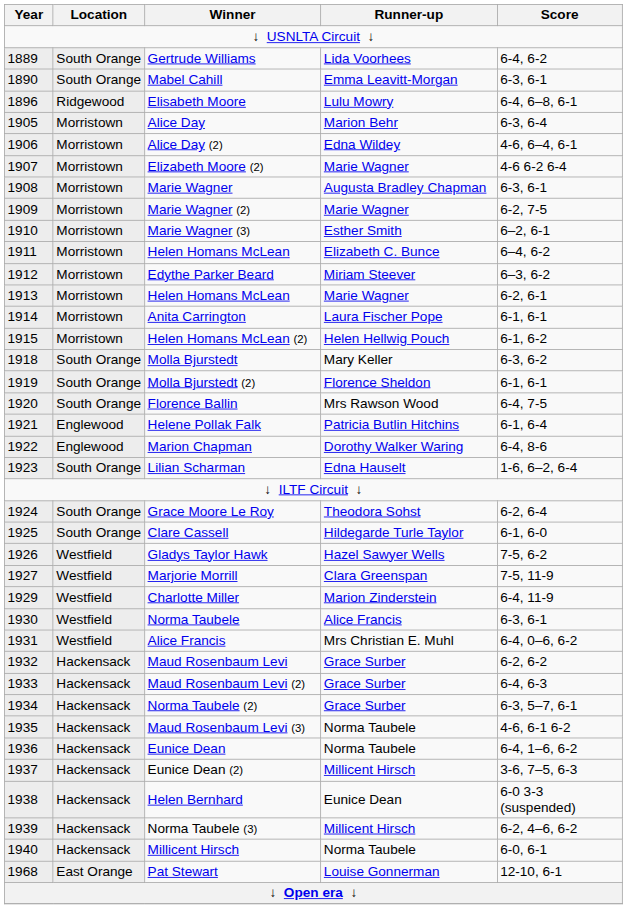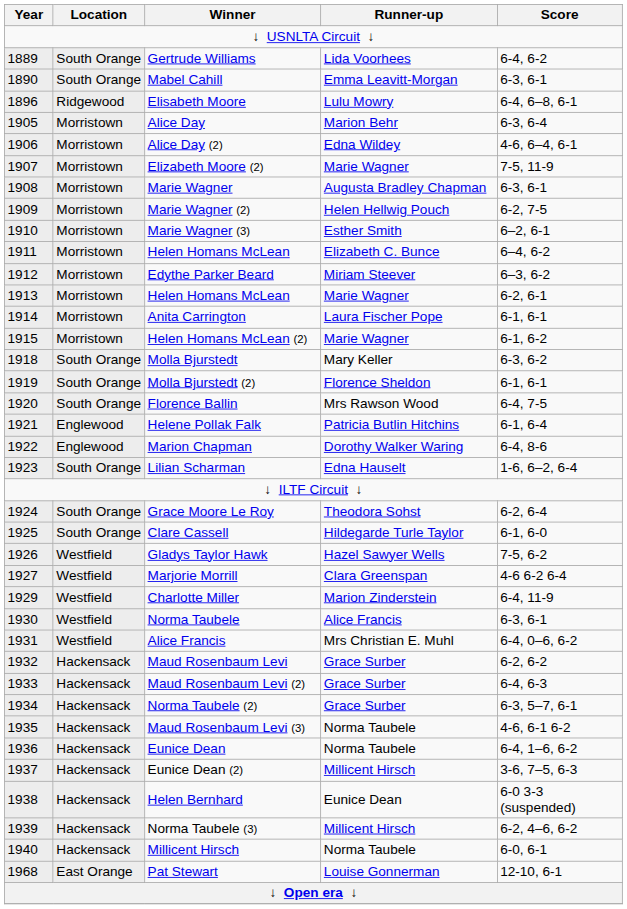(533, 166) 4-6 6-2 6-4 -> (527, 166) 7-5, 11-9
(366, 209) Marie Wagner -> (387, 209) Helen Hellwig Pouch
(387, 338) Helen Hellwig Pouch -> (366, 338) Marie Wagner
(527, 576) 7-5, 11-9 -> (533, 576) 4-6 6-2 6-4
